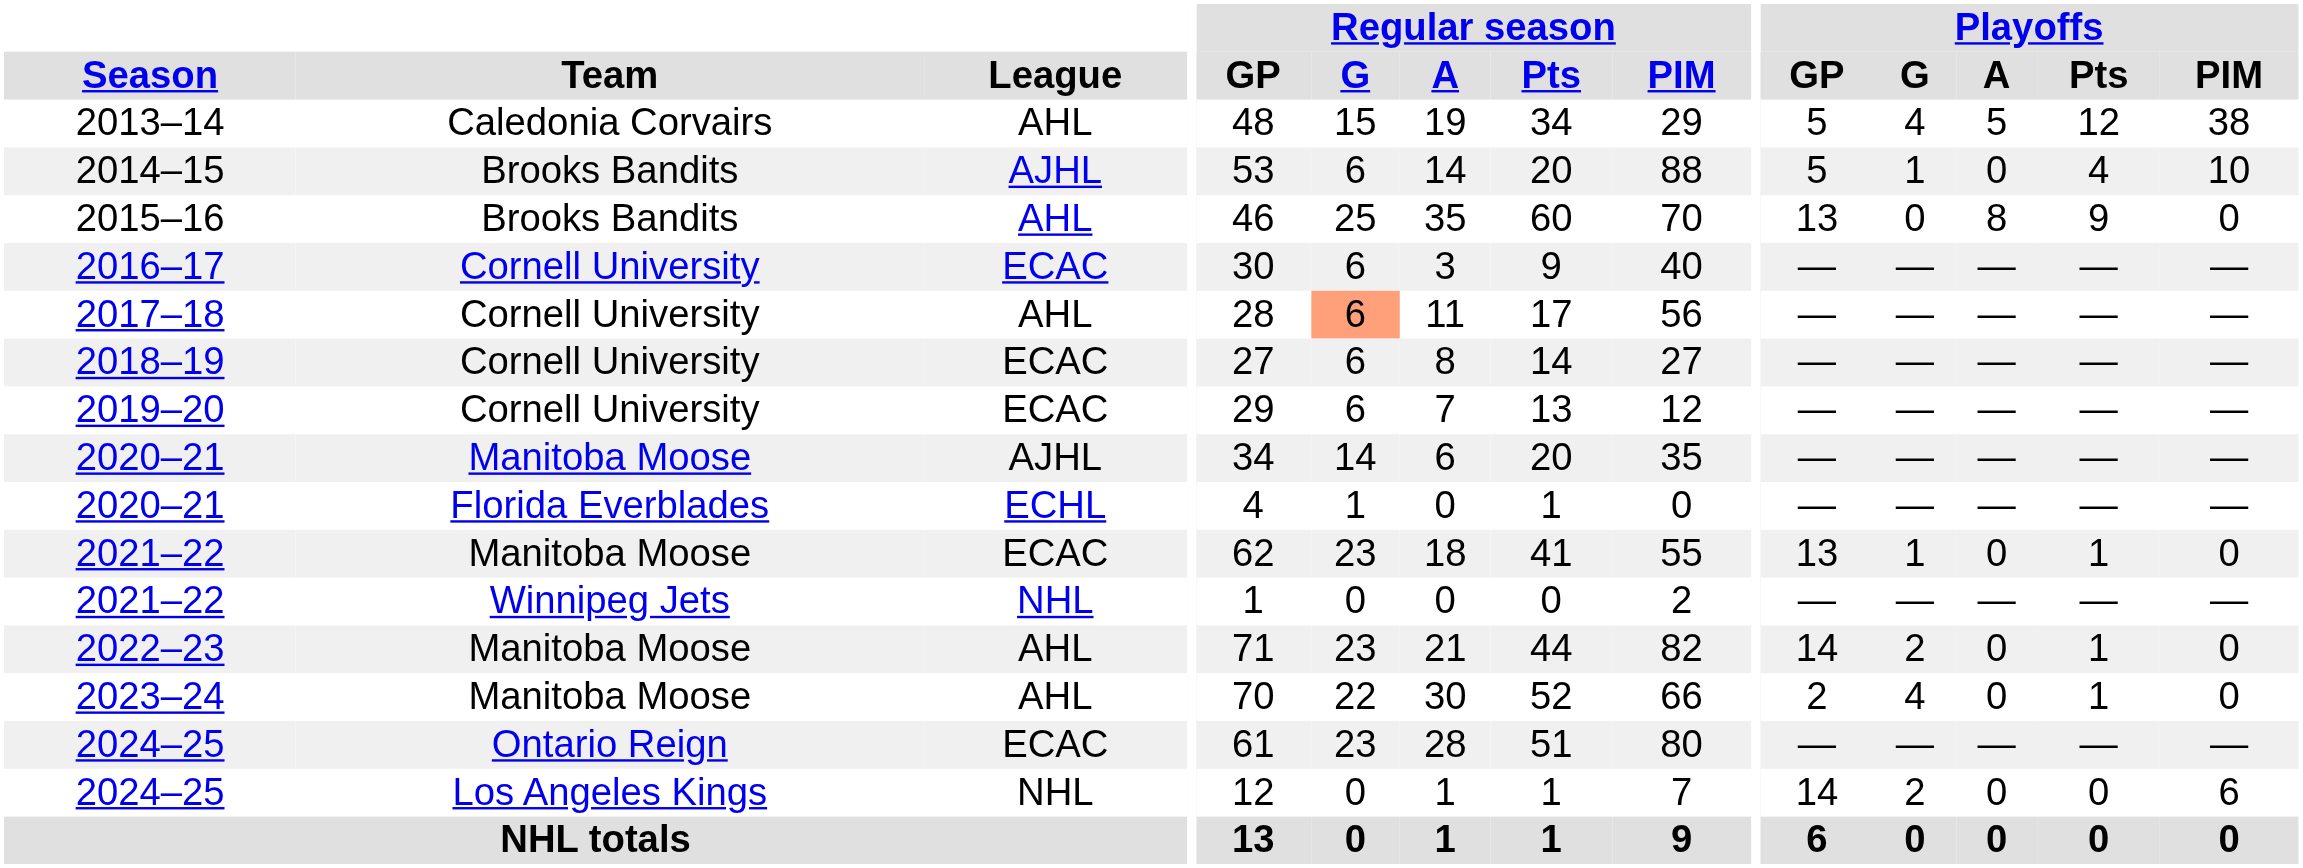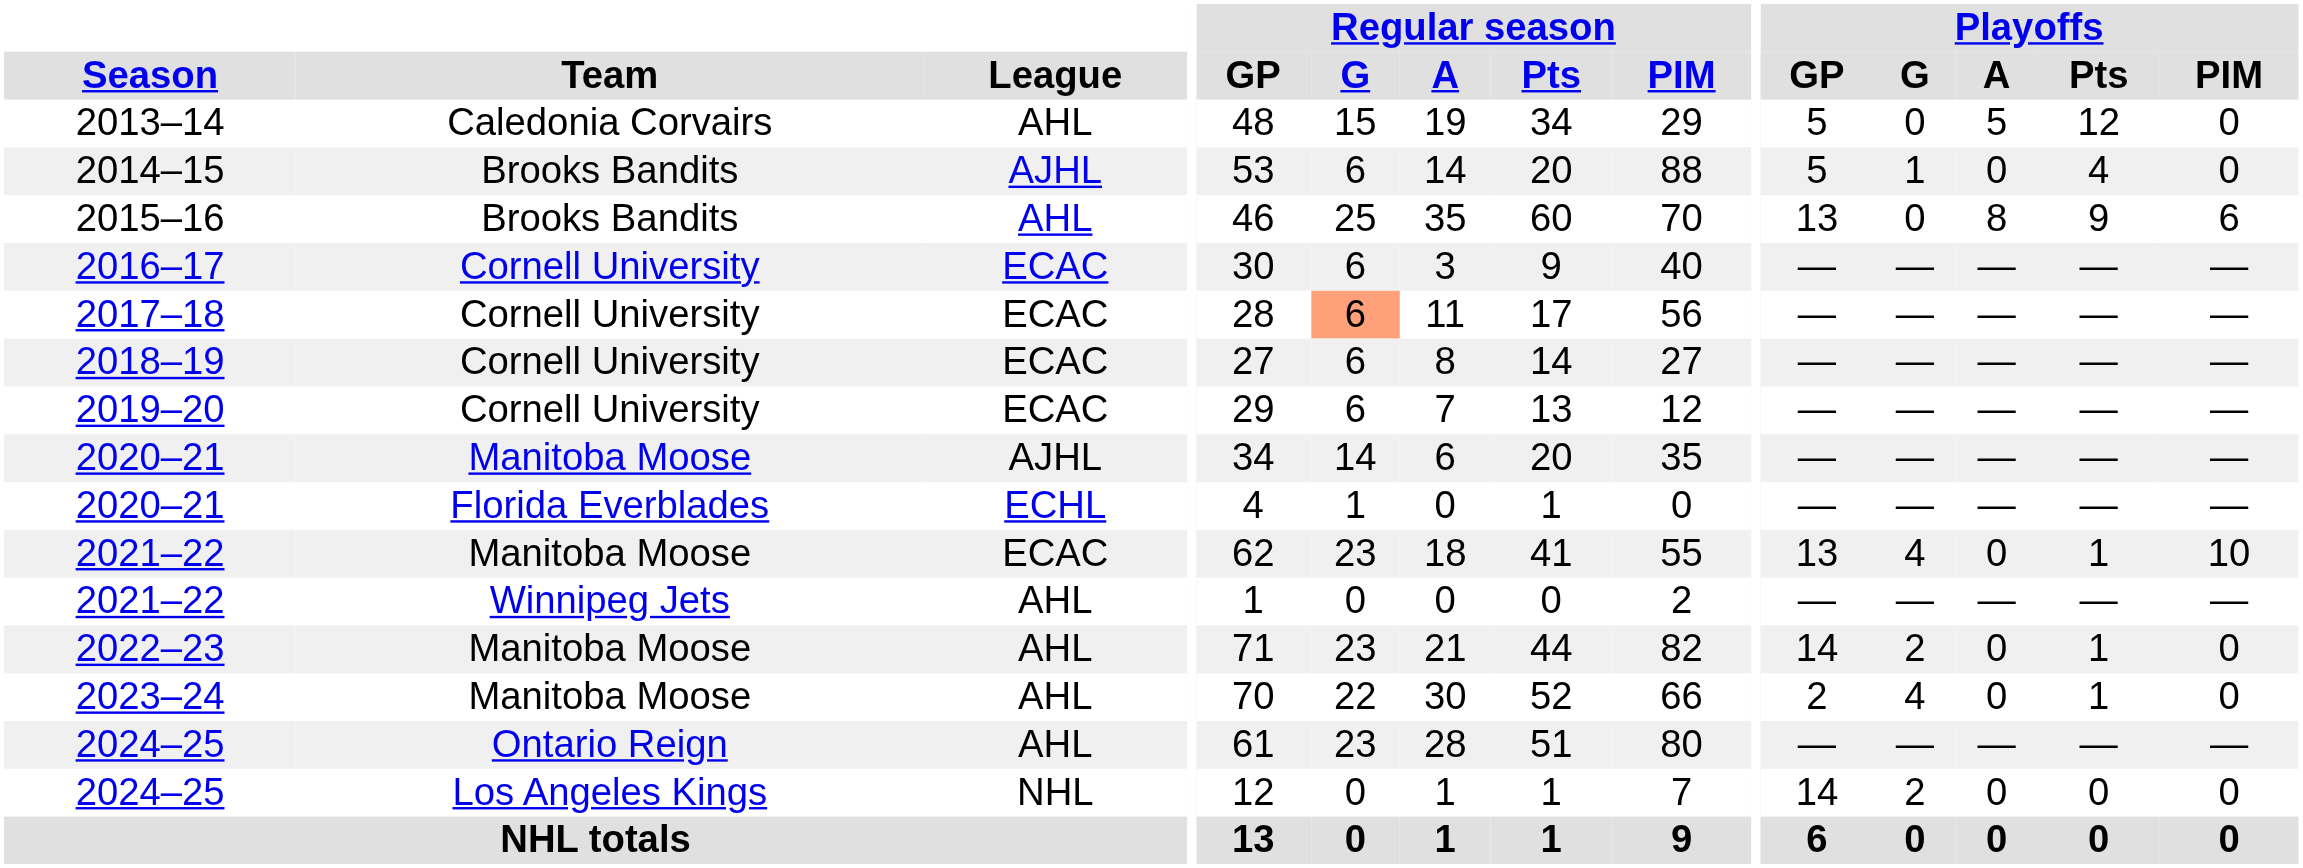(1915, 122) 4 -> (1915, 122) 0
(2229, 122) 38 -> (2229, 122) 0
(2229, 170) 10 -> (2229, 170) 0
(2229, 218) 0 -> (2229, 218) 6
(1055, 314) AHL -> (1055, 314) ECAC
(1915, 553) 1 -> (1915, 553) 4
(2229, 553) 0 -> (2229, 553) 10
(1055, 600) NHL -> (1055, 600) AHL
(1055, 744) ECAC -> (1055, 744) AHL
(2229, 792) 6 -> (2229, 792) 0
